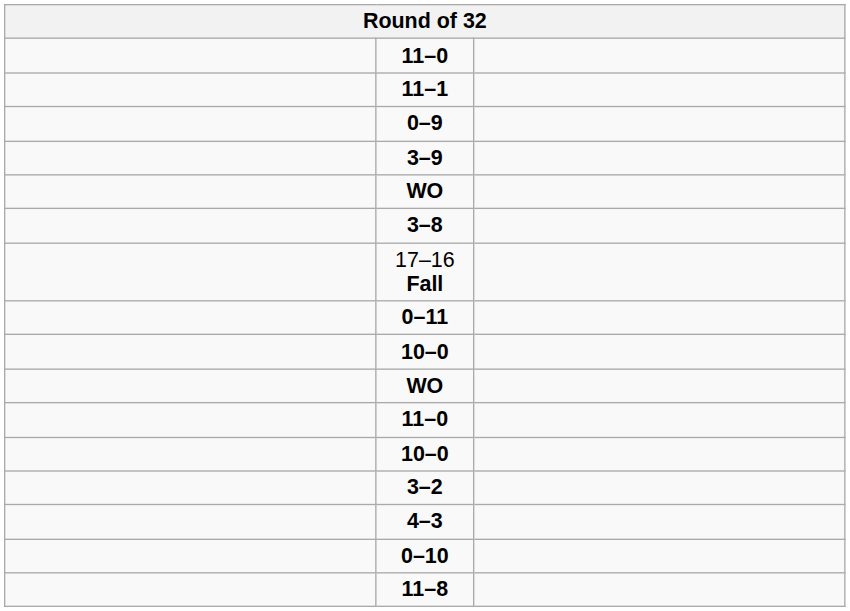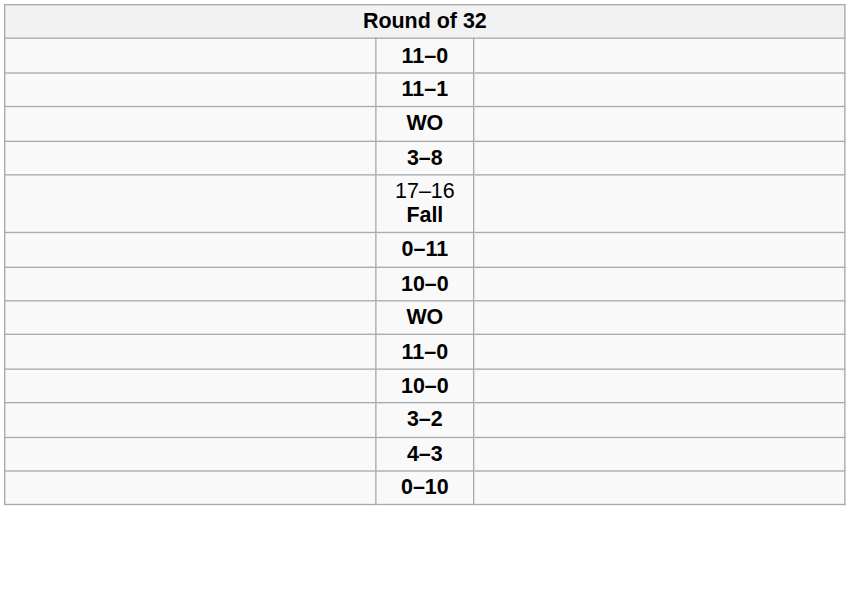- row: (191, 124)
- row: (191, 158)
- row: (191, 590)
